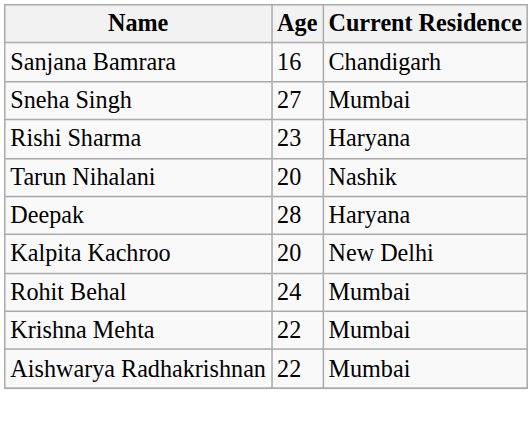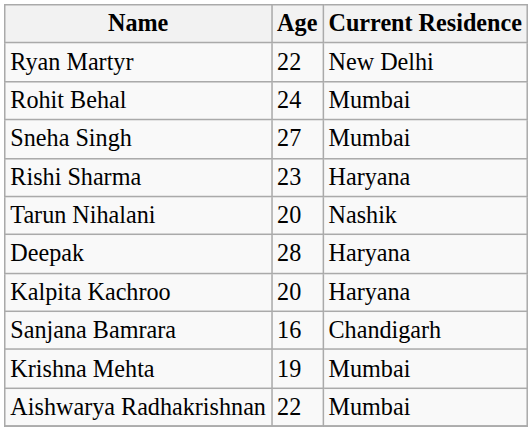+ row: (72, 61)
rows swapped: (93, 61) <-> (68, 291)
(381, 253) New Delhi -> (369, 291) Haryana
(289, 330) 22 -> (289, 368) 19
